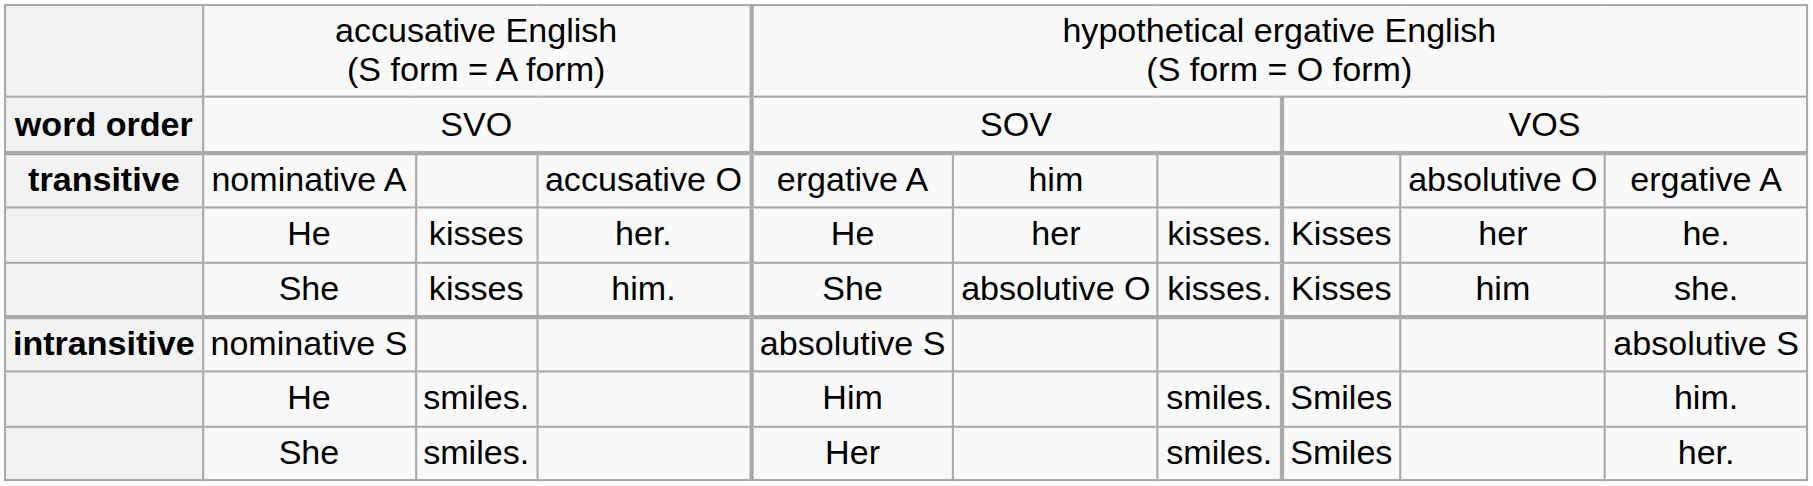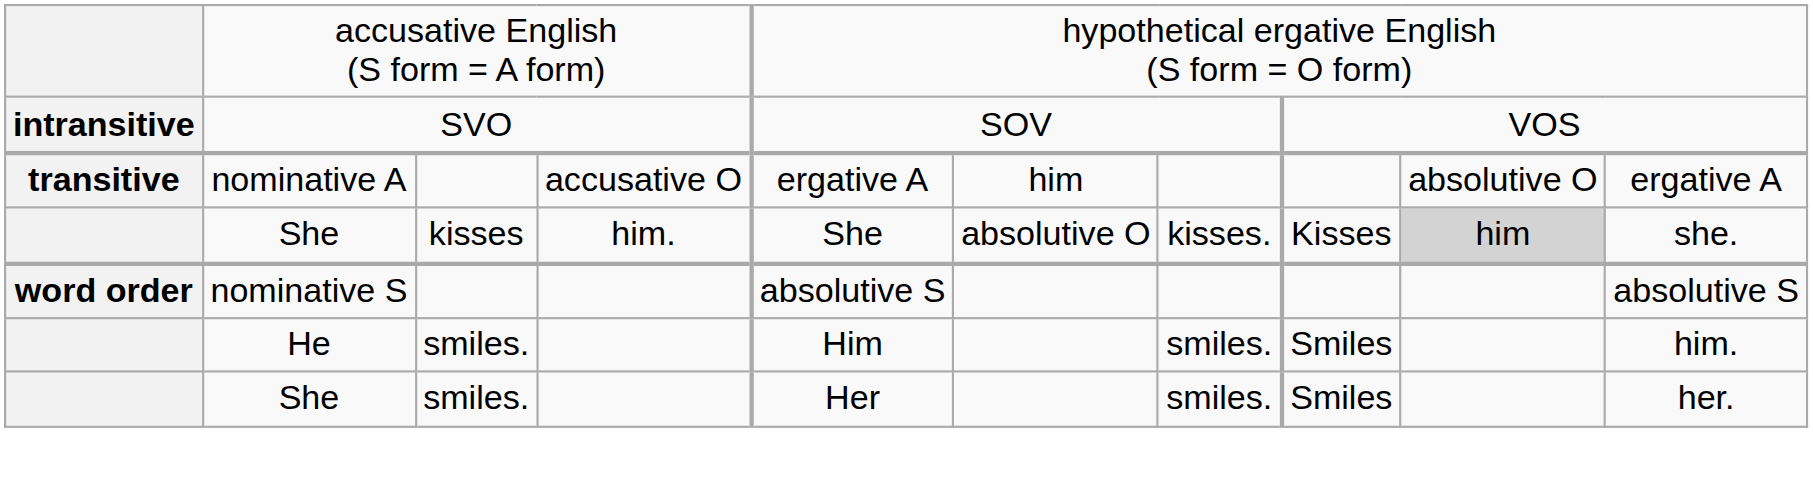(104, 123) word order -> (104, 123) intransitive
- row: (309, 234)
(1503, 288) no background -> (1503, 234) lightgrey background
(104, 344) intransitive -> (104, 290) word order
